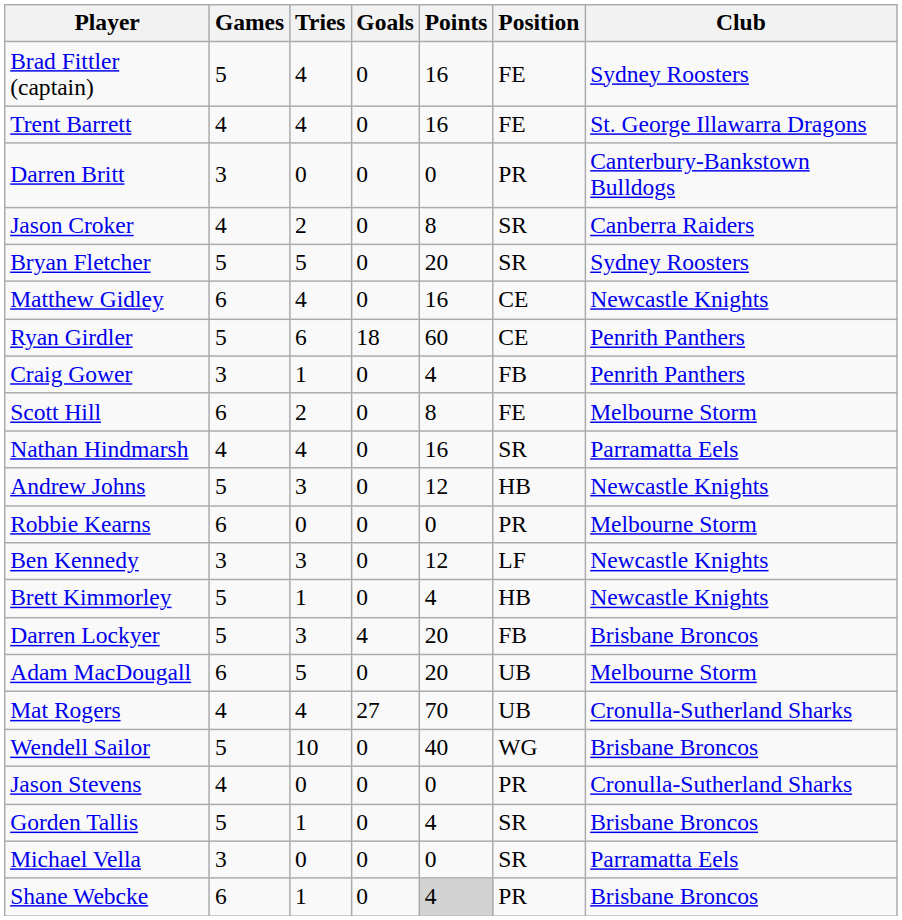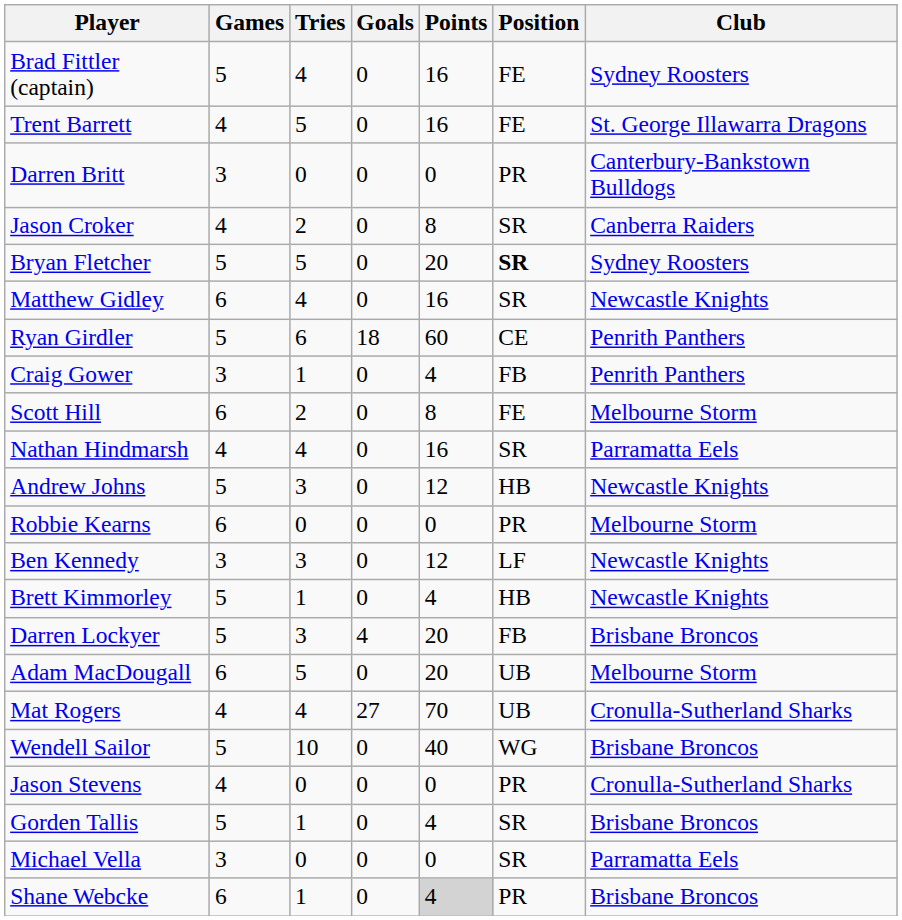(301, 124) 4 -> (301, 124) 5
(513, 262) normal -> (513, 262) bold
(513, 299) CE -> (513, 299) SR
